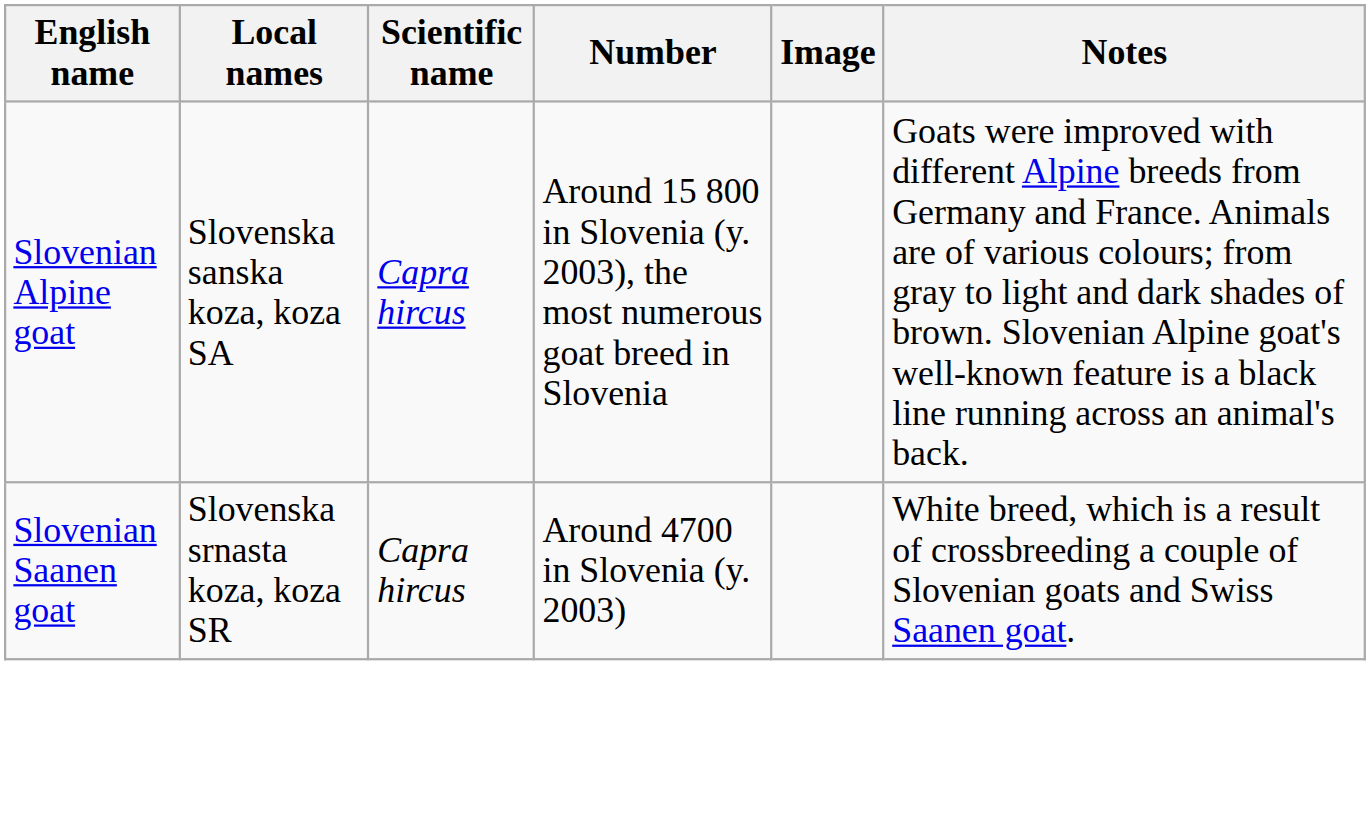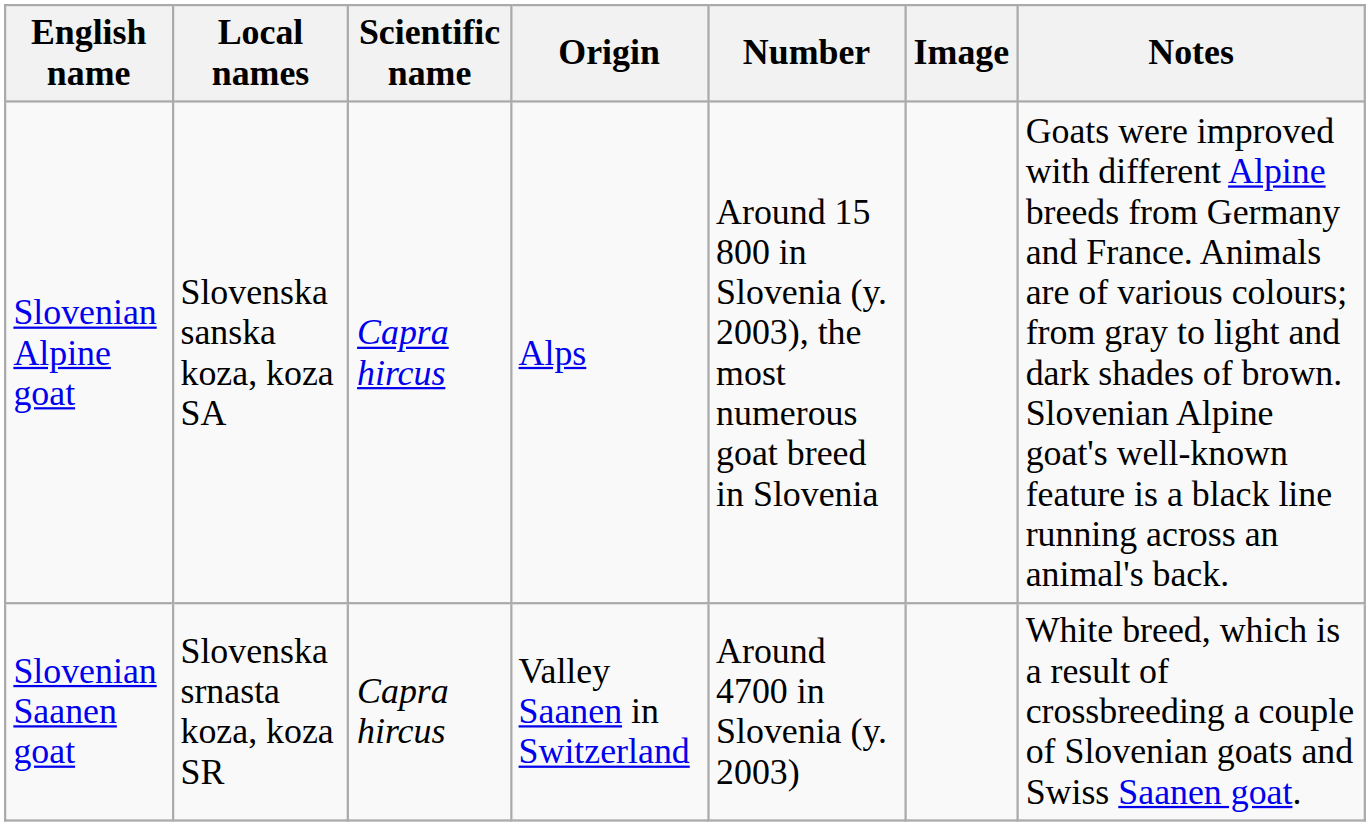+ column: (609, 53)
